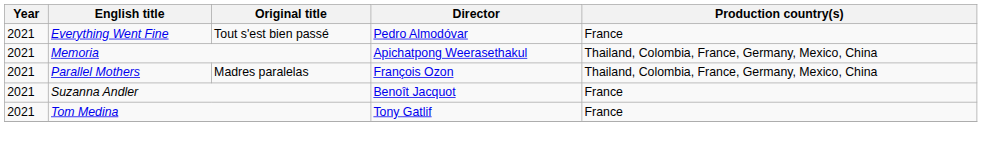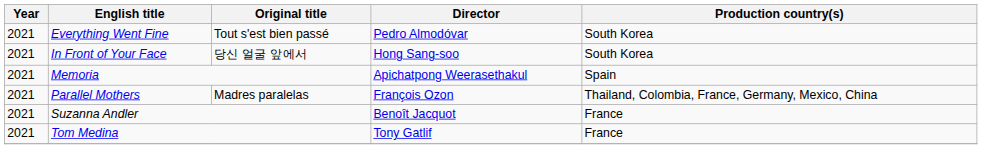(604, 33) France -> (619, 33) South Korea
+ row: (109, 54)
(731, 53) Thailand, Colombia, France, Germany, Mexico, China -> (600, 75) Spain
